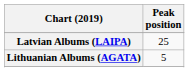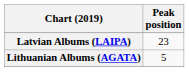(164, 41) 25 -> (164, 41) 23
